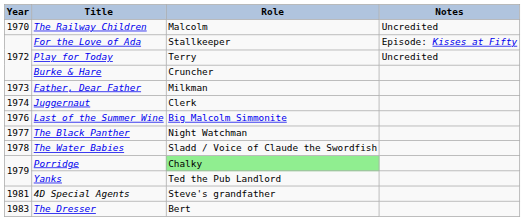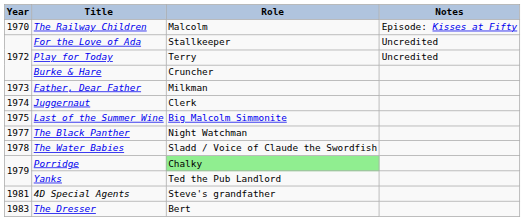(410, 27) Uncredited -> (449, 27) Episode: Kisses at Fifty
(449, 43) Episode: Kisses at Fifty -> (410, 43) Uncredited
(18, 118) 1976 -> (18, 118) 1975
